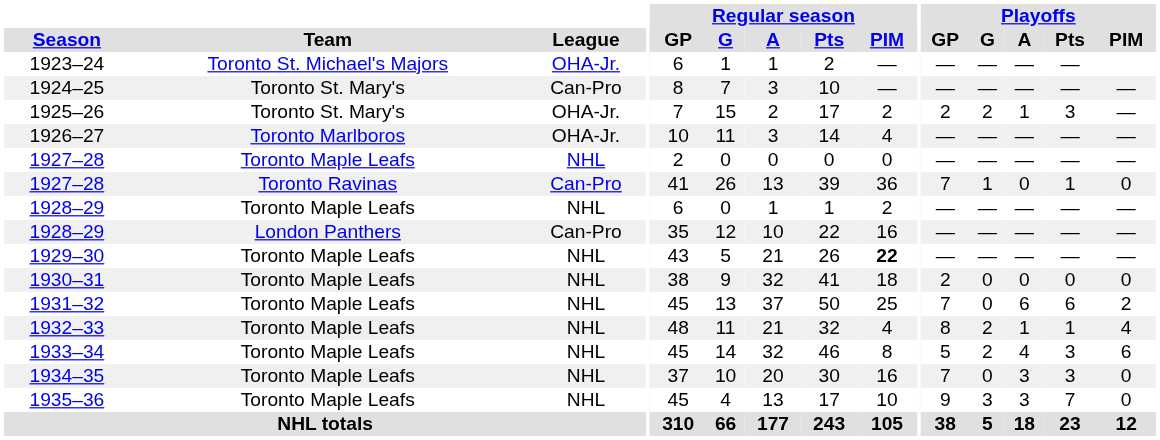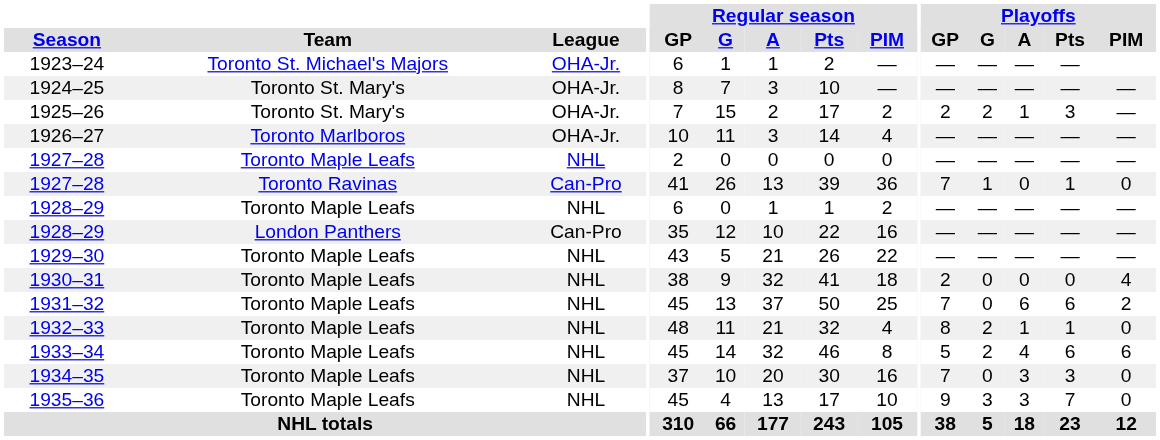(586, 87) Can-Pro -> (586, 87) OHA-Jr.
(887, 255) bold -> (887, 255) normal
(1126, 279) 0 -> (1126, 279) 4
(1126, 327) 4 -> (1126, 327) 0
(1070, 351) 3 -> (1070, 351) 6
